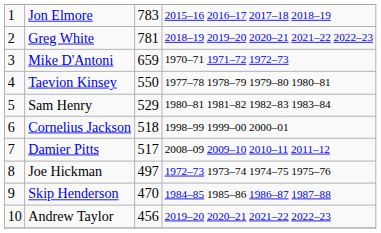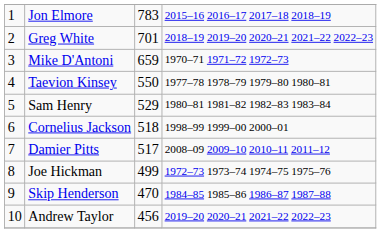(148, 37) 781 -> (148, 37) 701
(148, 171) 497 -> (148, 171) 499
